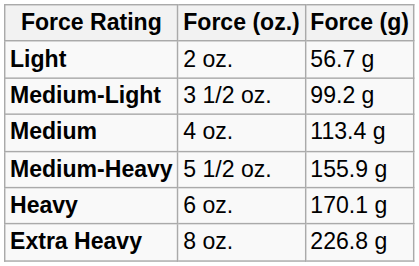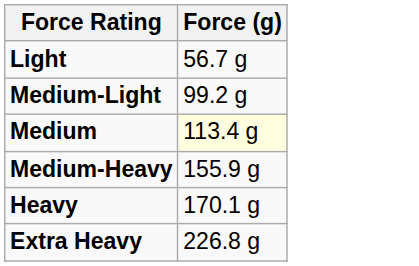- column: (241, 22)
(348, 132) no background -> (221, 132) lightyellow background
